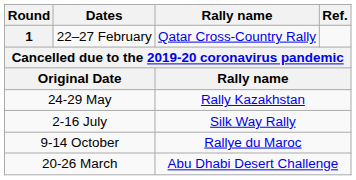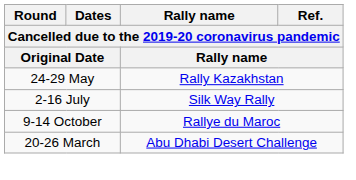- row: (29, 36)
